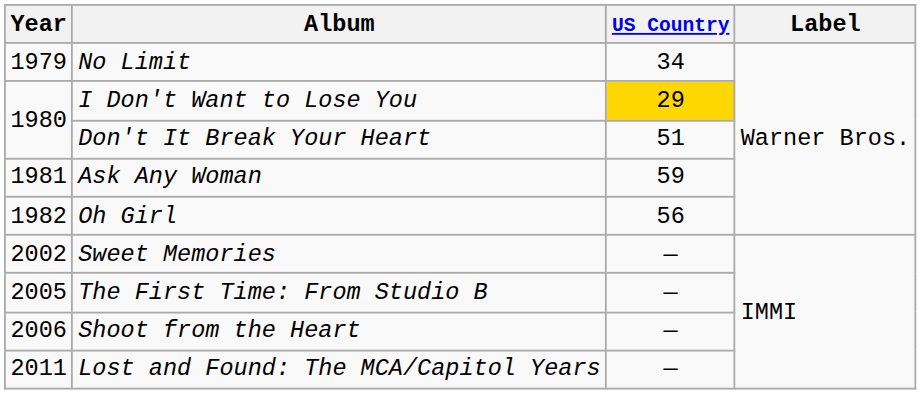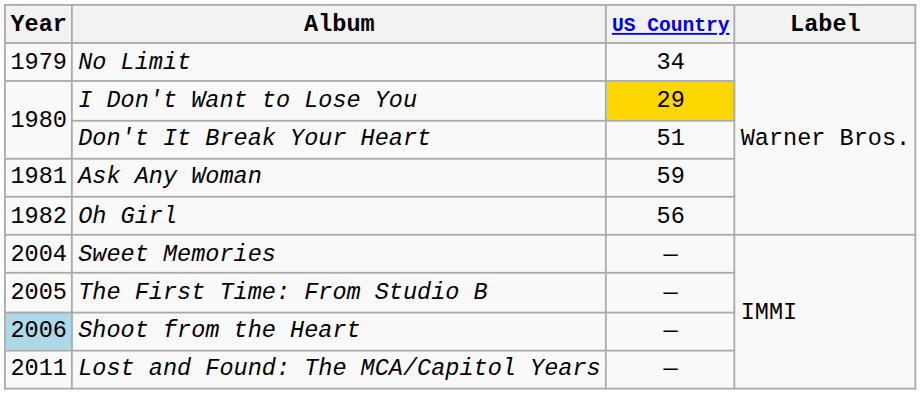(39, 254) 2002 -> (39, 254) 2004
(39, 331) no background -> (39, 331) lightblue background
